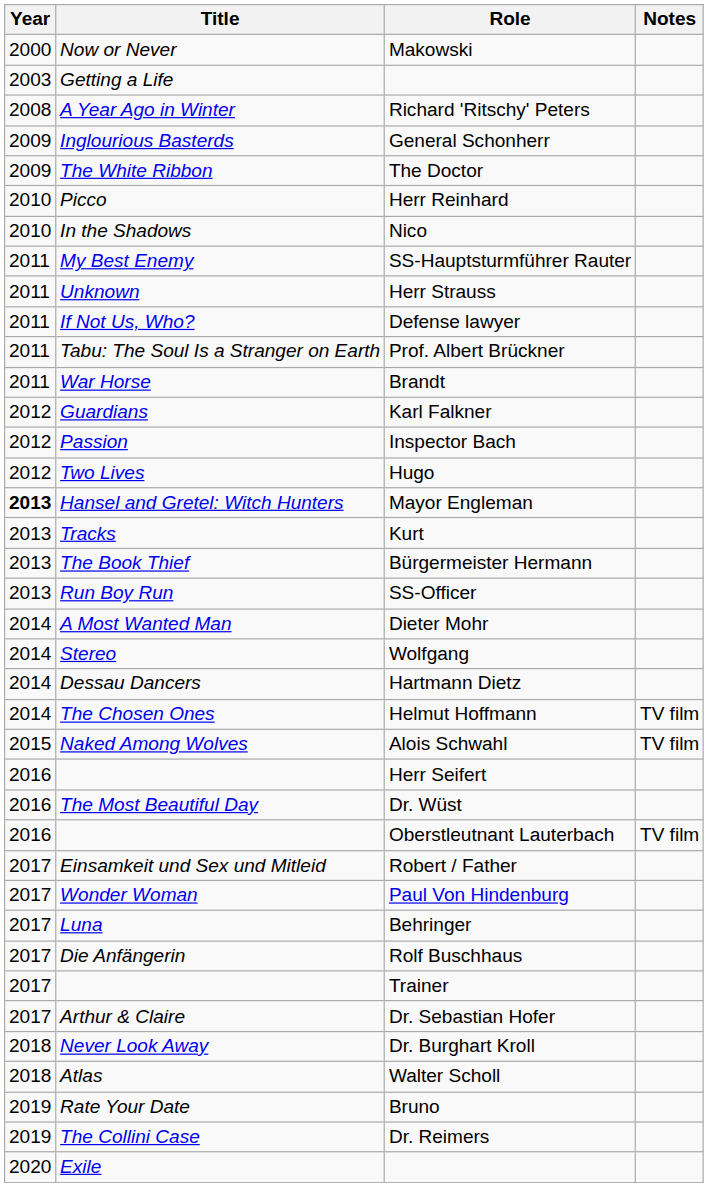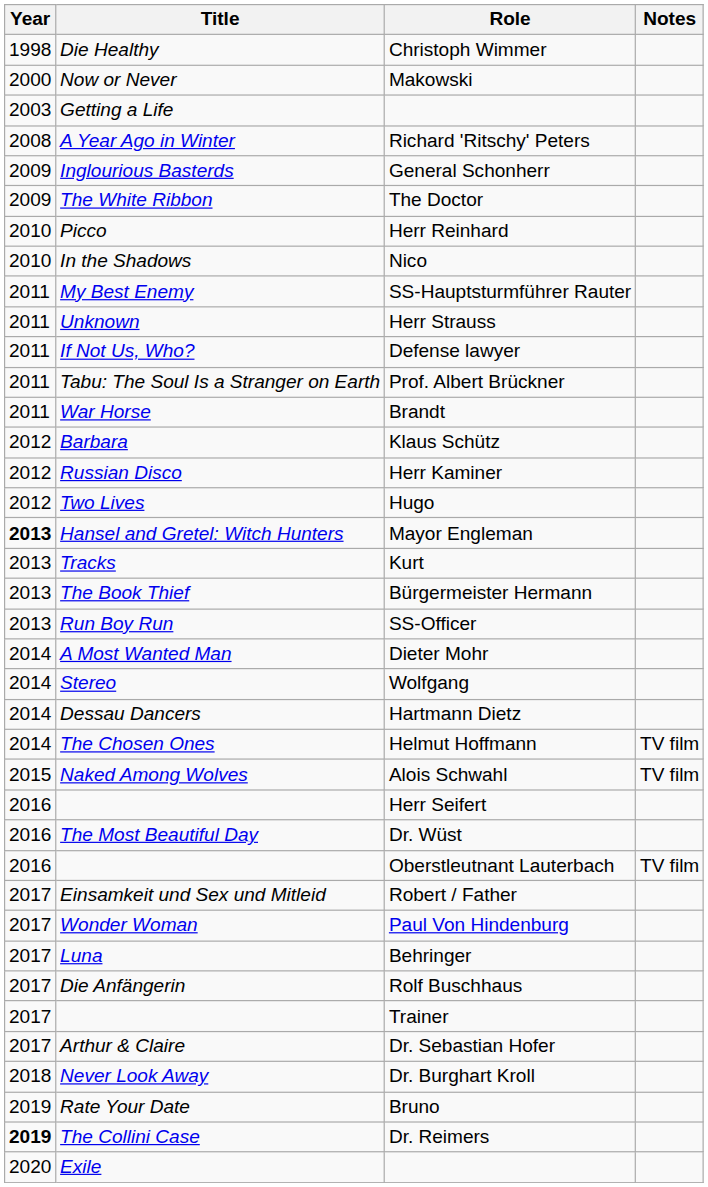+ row: (109, 49)
+ row: (94, 442)
+ row: (121, 472)
- row: (104, 412)
- row: (94, 442)
- row: (81, 1076)
(30, 1136) normal -> (30, 1136) bold
